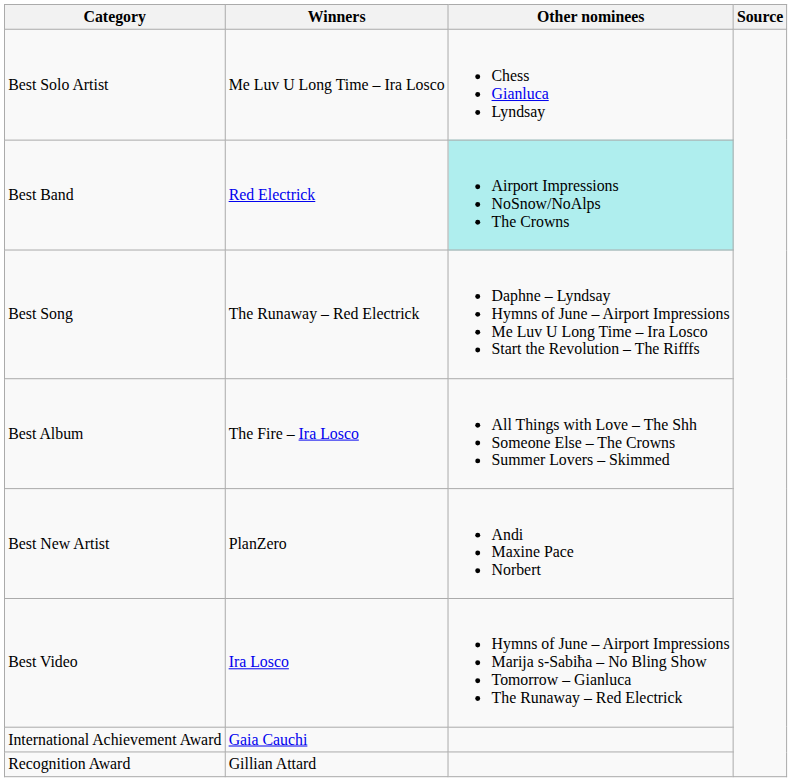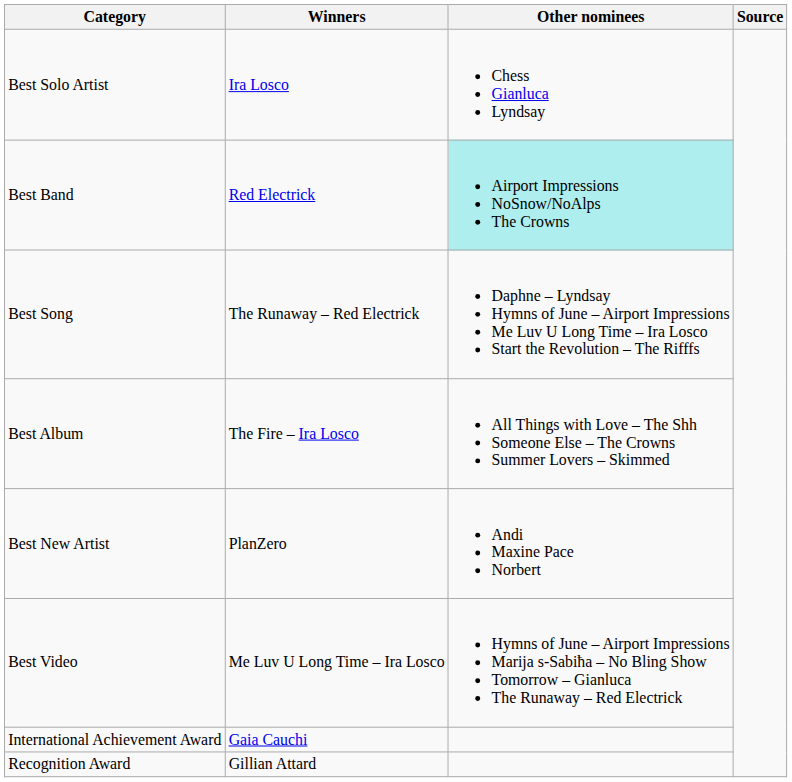(337, 84) Me Luv U Long Time – Ira Losco -> (259, 84) Ira Losco
(259, 662) Ira Losco -> (337, 662) Me Luv U Long Time – Ira Losco
